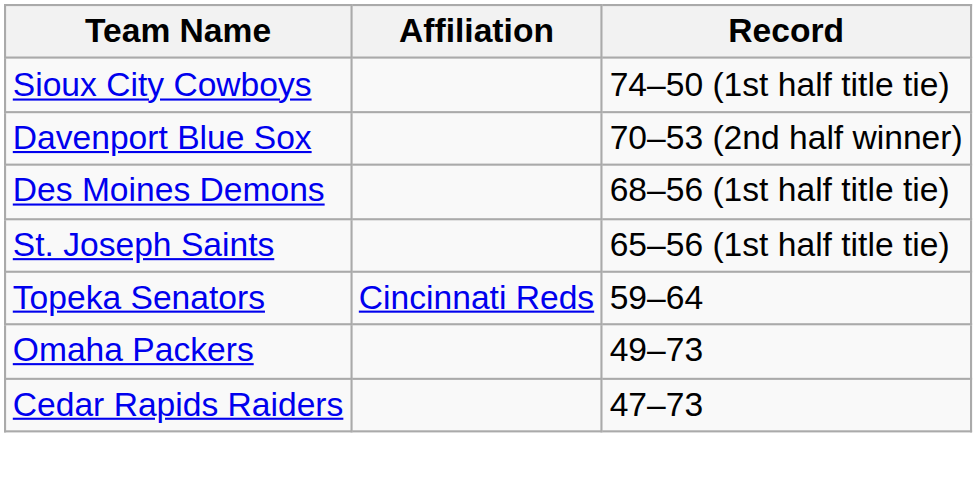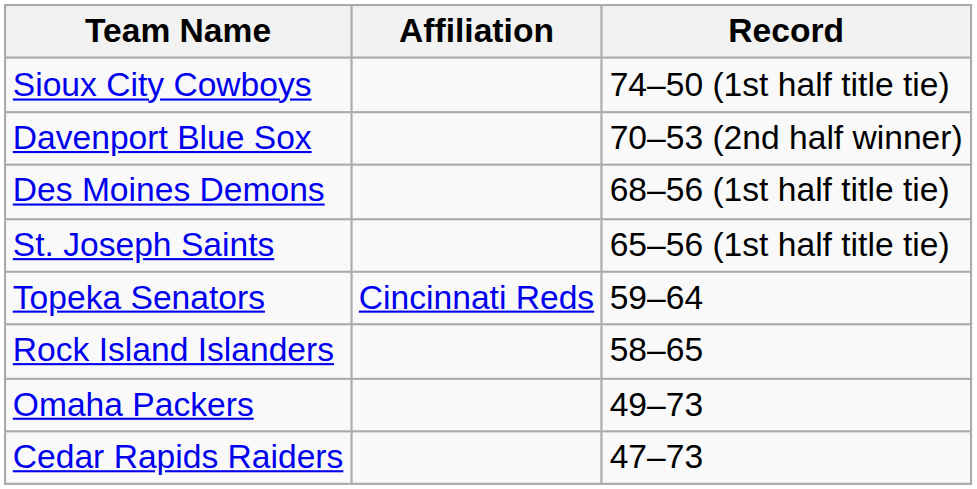+ row: (173, 350)
